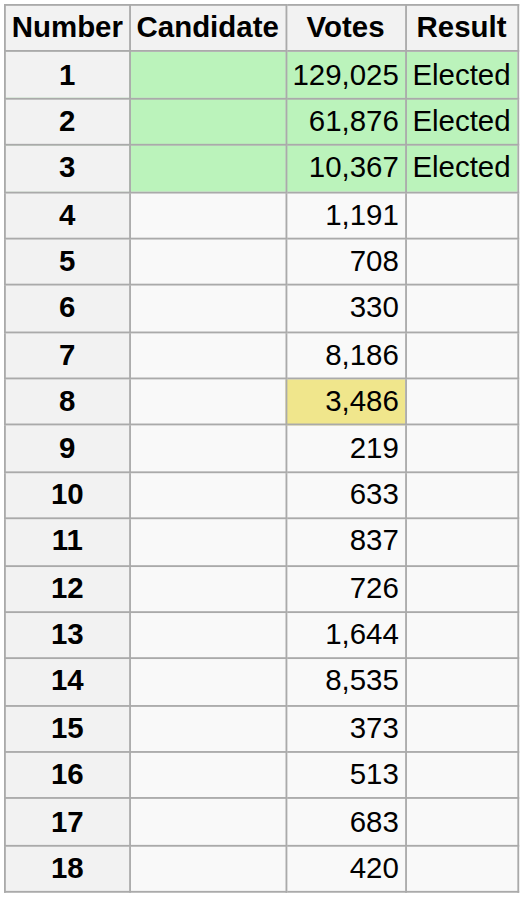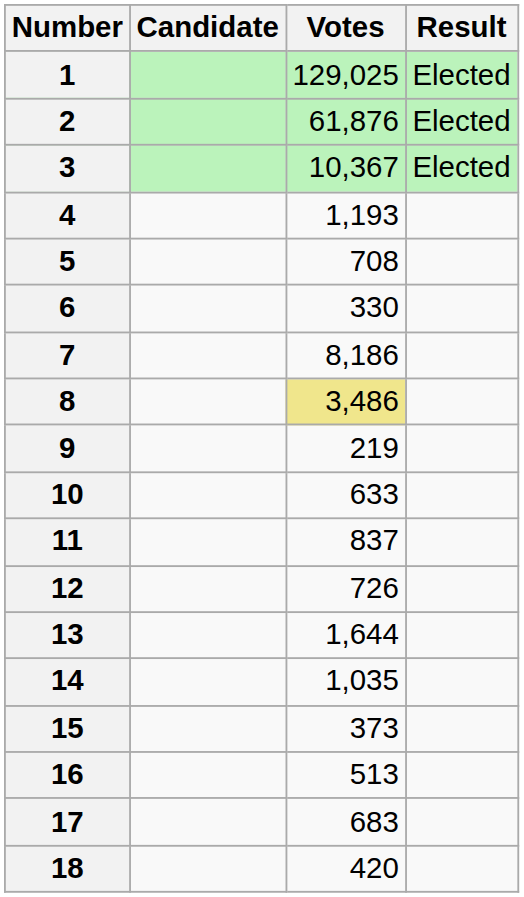(362, 214) 1,191 -> (362, 214) 1,193
(362, 681) 8,535 -> (362, 681) 1,035
